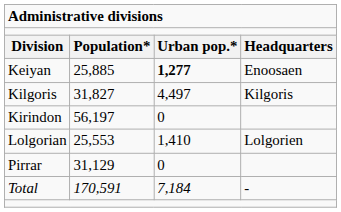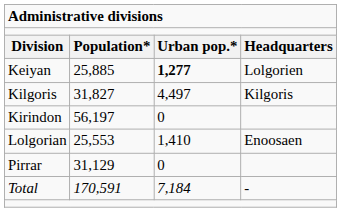(273, 70) Enoosaen -> (274, 70) Lolgorien
(274, 141) Lolgorien -> (273, 141) Enoosaen
